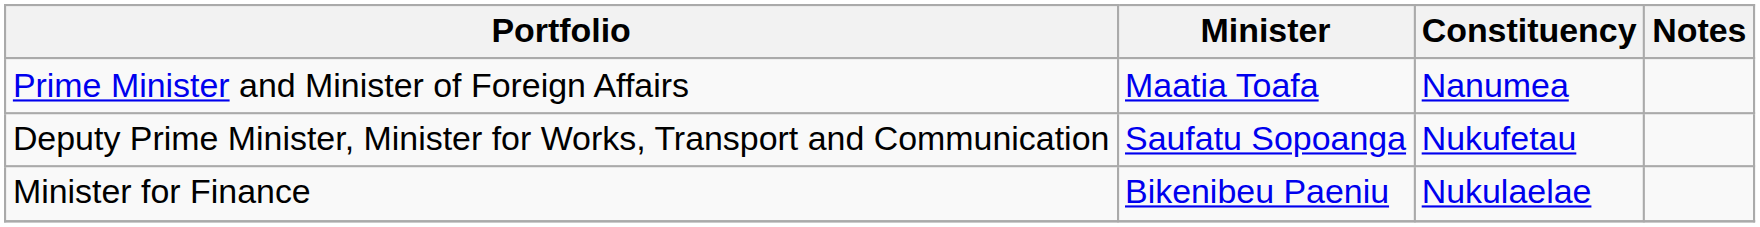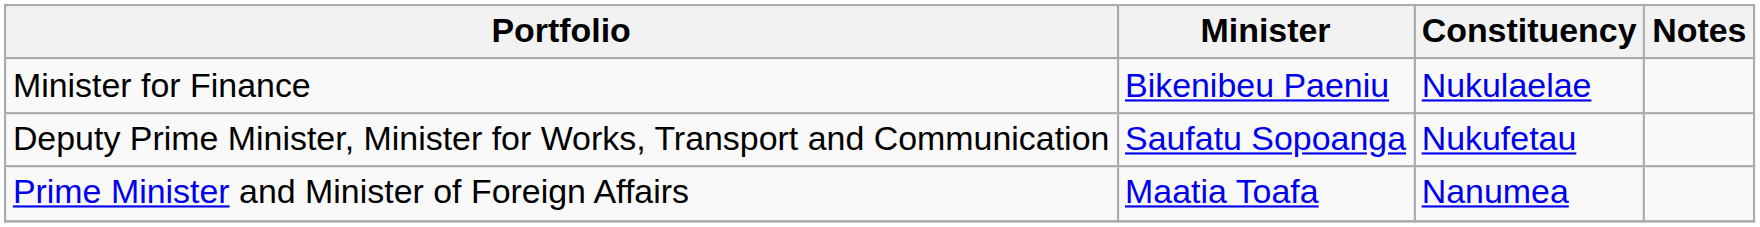rows swapped: (351, 85) <-> (162, 192)
